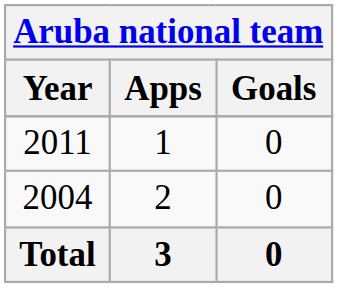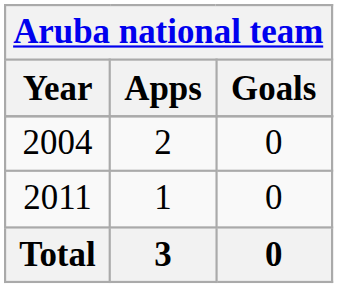rows swapped: (57, 198) <-> (57, 142)
